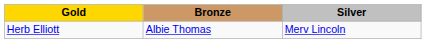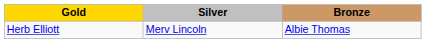columns swapped: (352, 13) <-> (213, 13)
